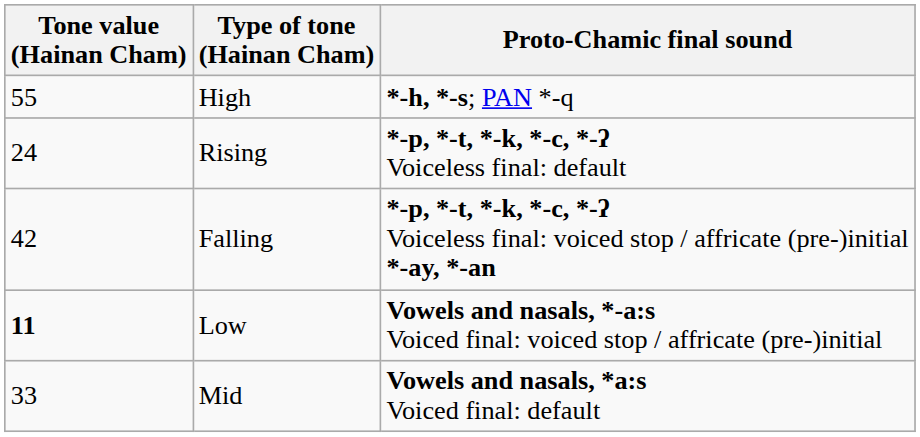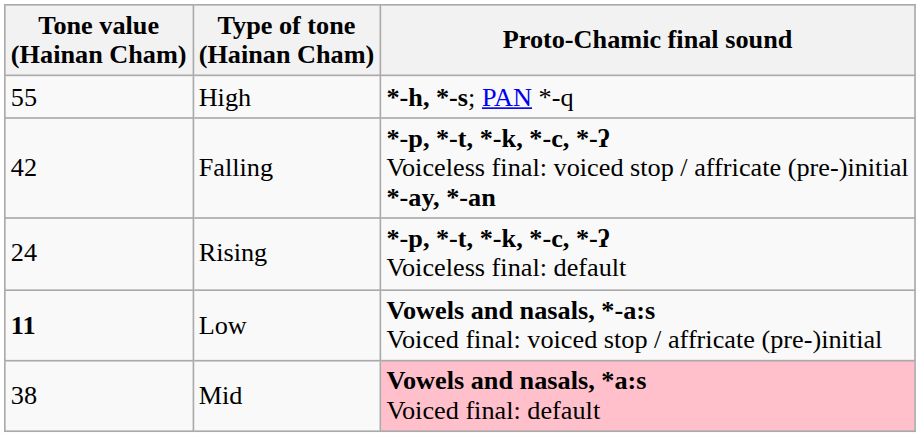rows swapped: (236, 238) <-> (233, 152)
(24, 395) 33 -> (24, 395) 38
(516, 395) no background -> (516, 395) pink background
